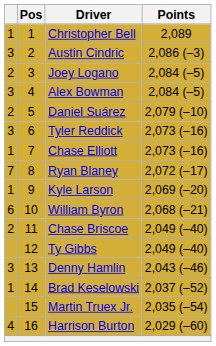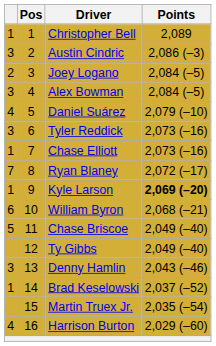(11, 112) 2 -> (11, 112) 4
(176, 190) normal -> (176, 190) bold
(11, 229) 2 -> (11, 229) 5
